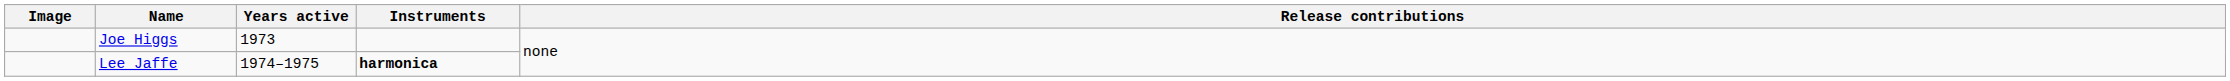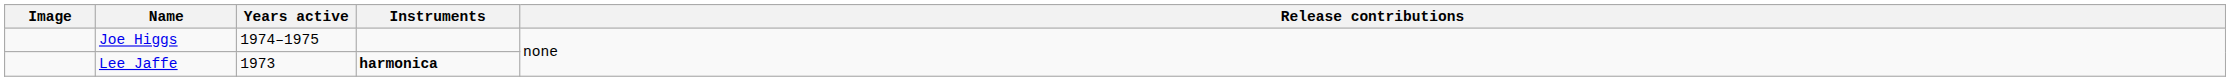(258, 40) 1973 -> (280, 40) 1974–1975
(280, 64) 1974–1975 -> (258, 64) 1973
